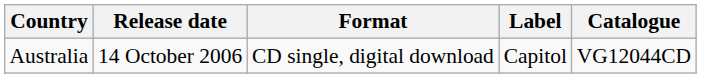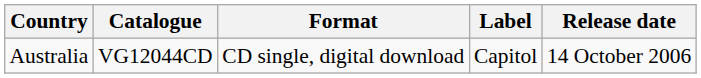columns swapped: (170, 21) <-> (634, 21)
